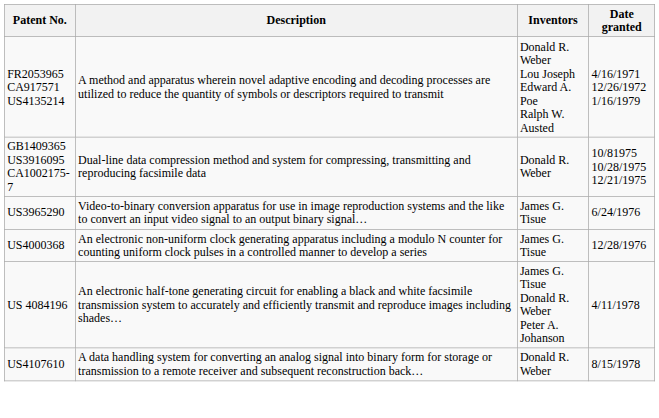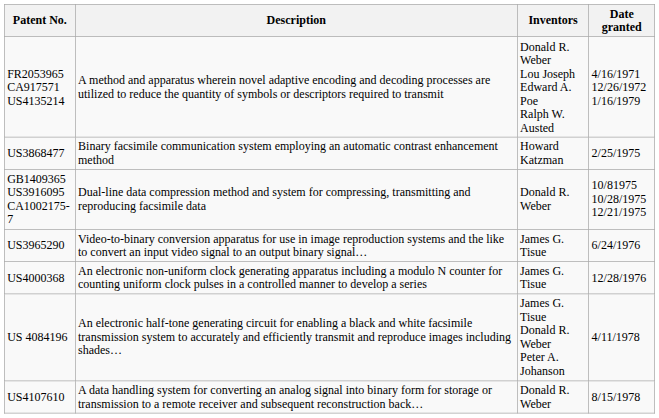+ row: (36, 153)
